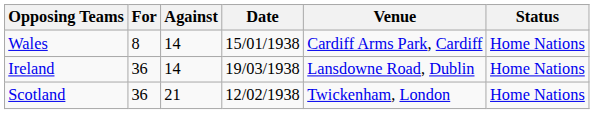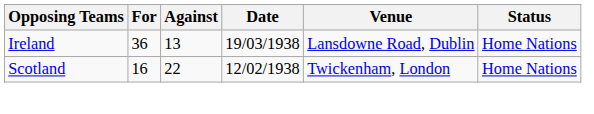- row: (28, 43)
(173, 69) 14 -> (173, 43) 13
(140, 95) 36 -> (140, 69) 16
(173, 95) 21 -> (173, 69) 22
